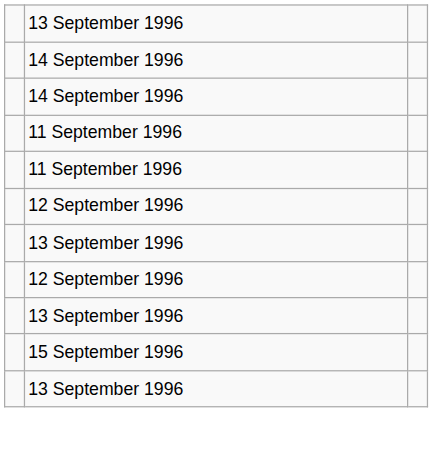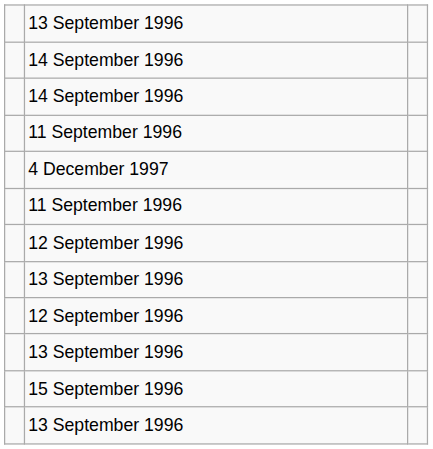+ row: (14, 170)
